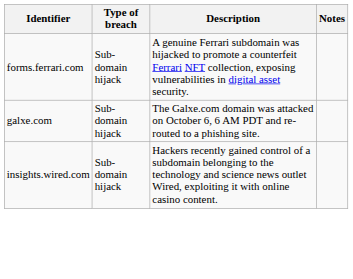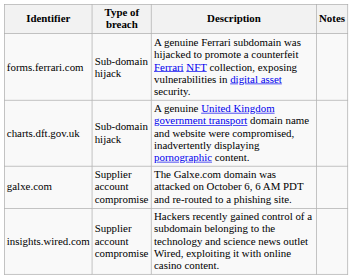+ row: (43, 133)
(111, 121) Sub-domain hijack -> (122, 187) Supplier account compromise
(111, 175) Sub-domain hijack -> (122, 241) Supplier account compromise
